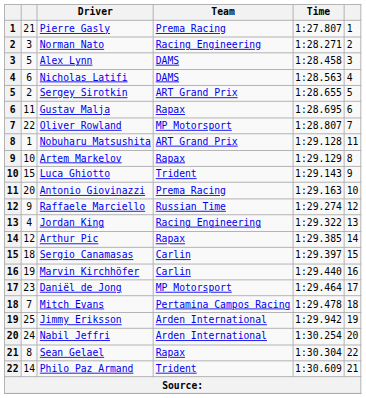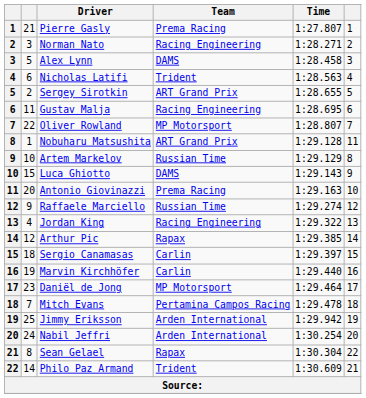(167, 77) DAMS -> (176, 77) Trident
(170, 110) Rapax -> (208, 110) Racing Engineering
(170, 158) Rapax -> (191, 158) Russian Time
(176, 175) Trident -> (167, 175) DAMS
